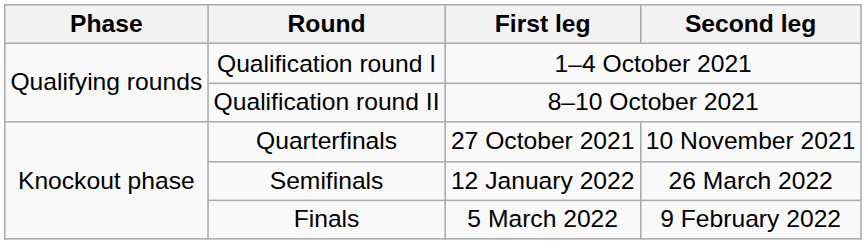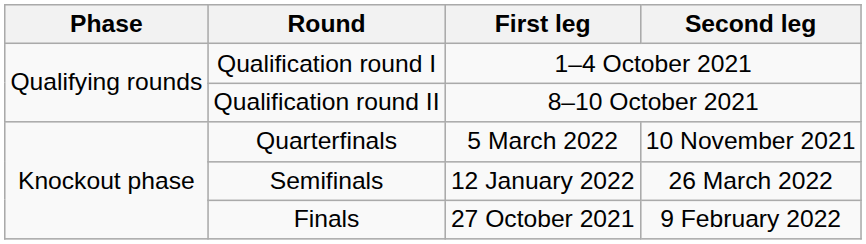(543, 141) 27 October 2021 -> (543, 141) 5 March 2022
(543, 219) 5 March 2022 -> (543, 219) 27 October 2021
